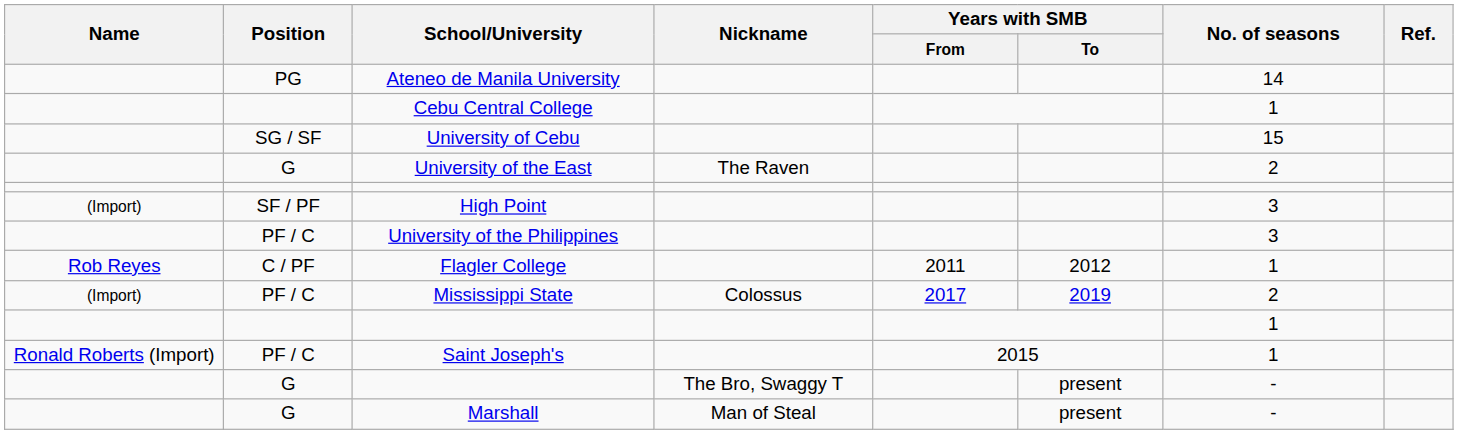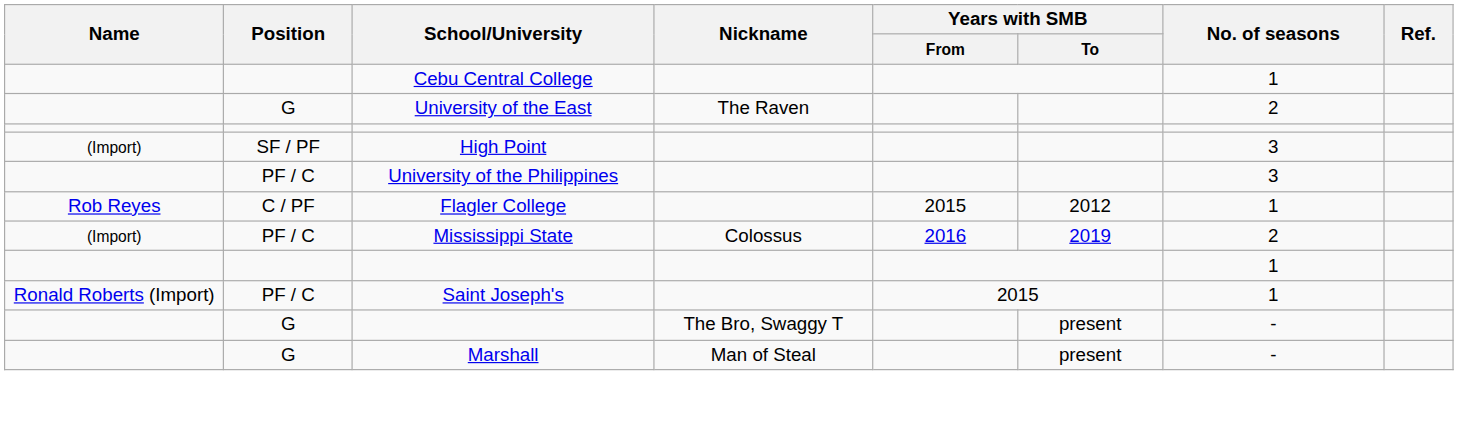- row: (288, 78)
- row: (288, 138)
(945, 265) 2011 -> (945, 206) 2015
(945, 295) 2017 -> (945, 235) 2016
